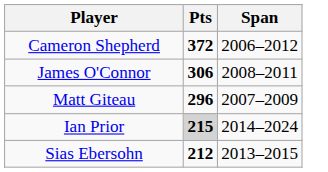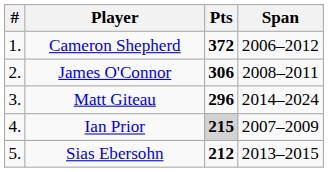+ column: (15, 18)
(260, 99) 2007–2009 -> (280, 99) 2014–2024
(260, 126) 2014–2024 -> (280, 126) 2007–2009
